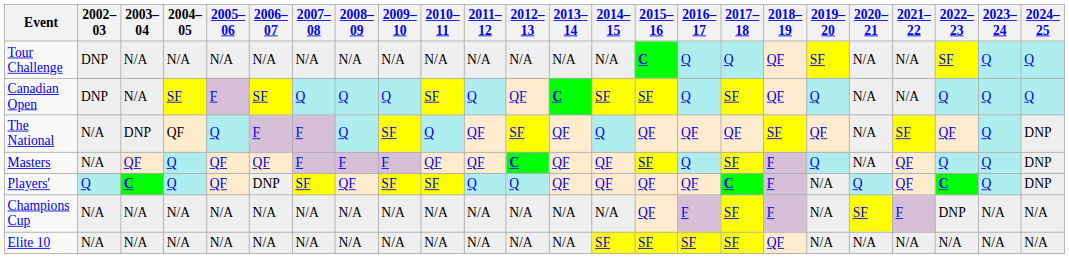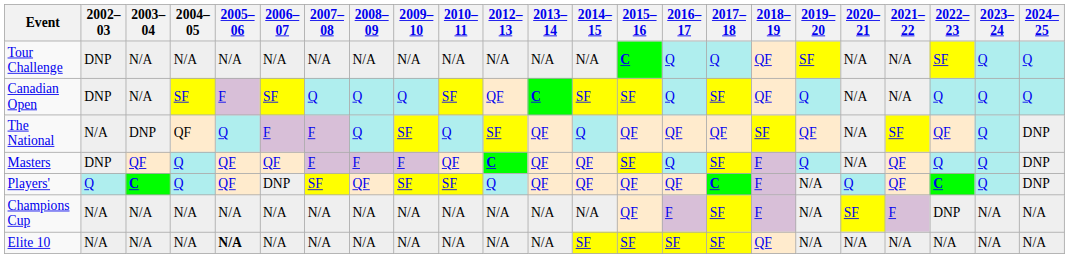- column: (485, 22)
(93, 162) N/A -> (98, 162) DNP
(221, 242) normal -> (230, 242) bold
